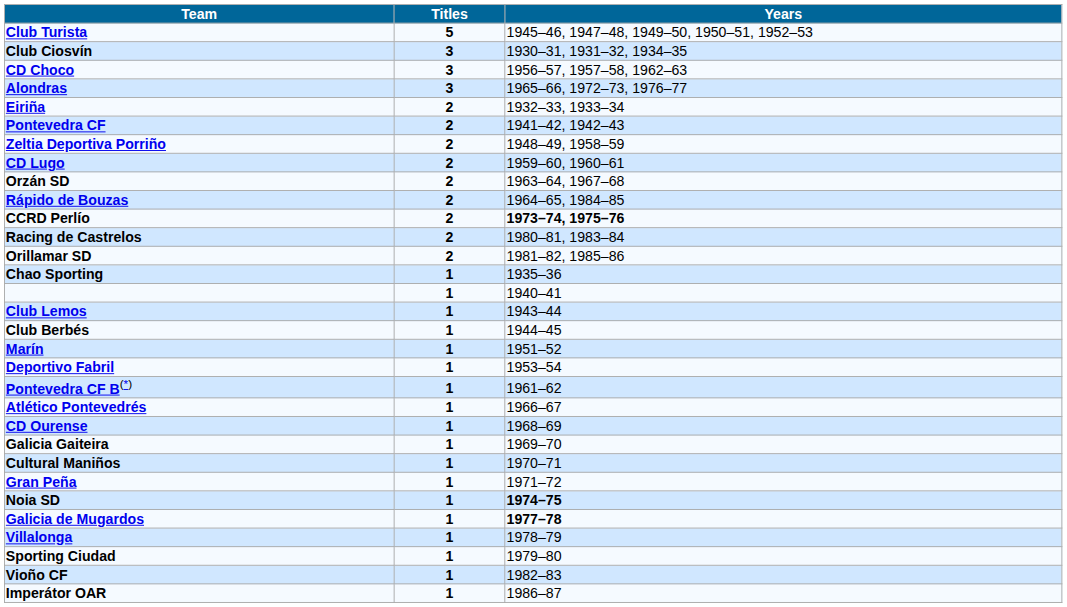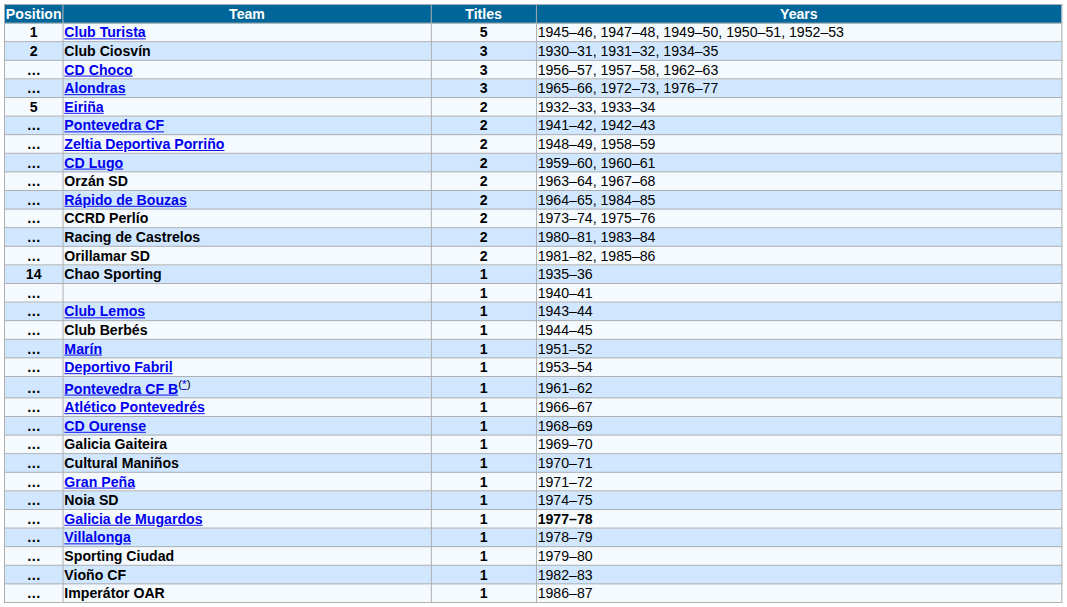+ column: (34, 14)
(565, 218) bold -> (597, 218) normal
(534, 500) bold -> (565, 500) normal
